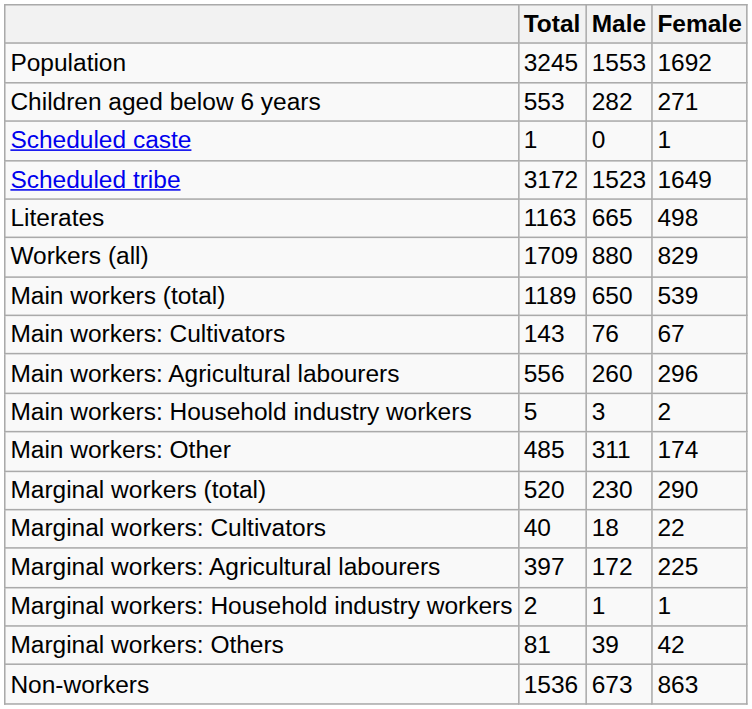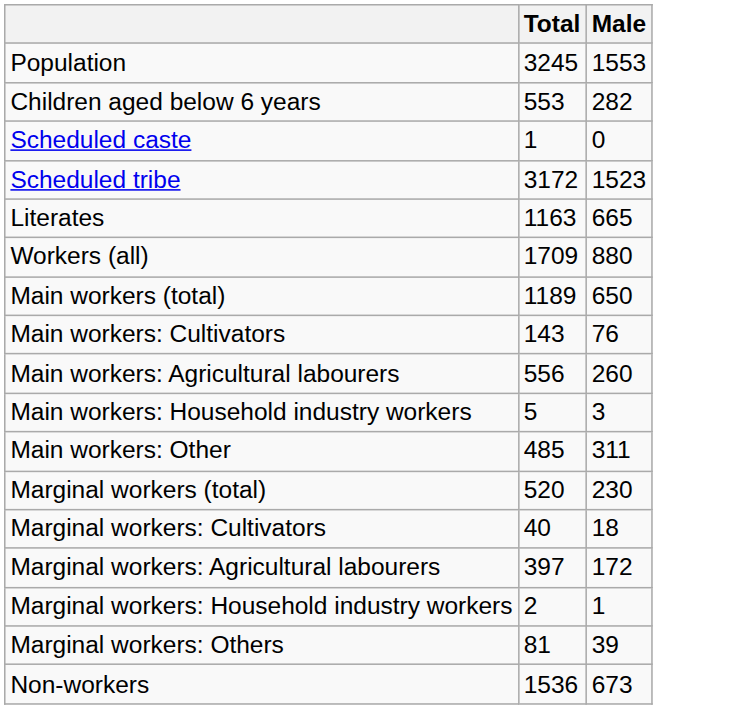- column: (700, 23)
